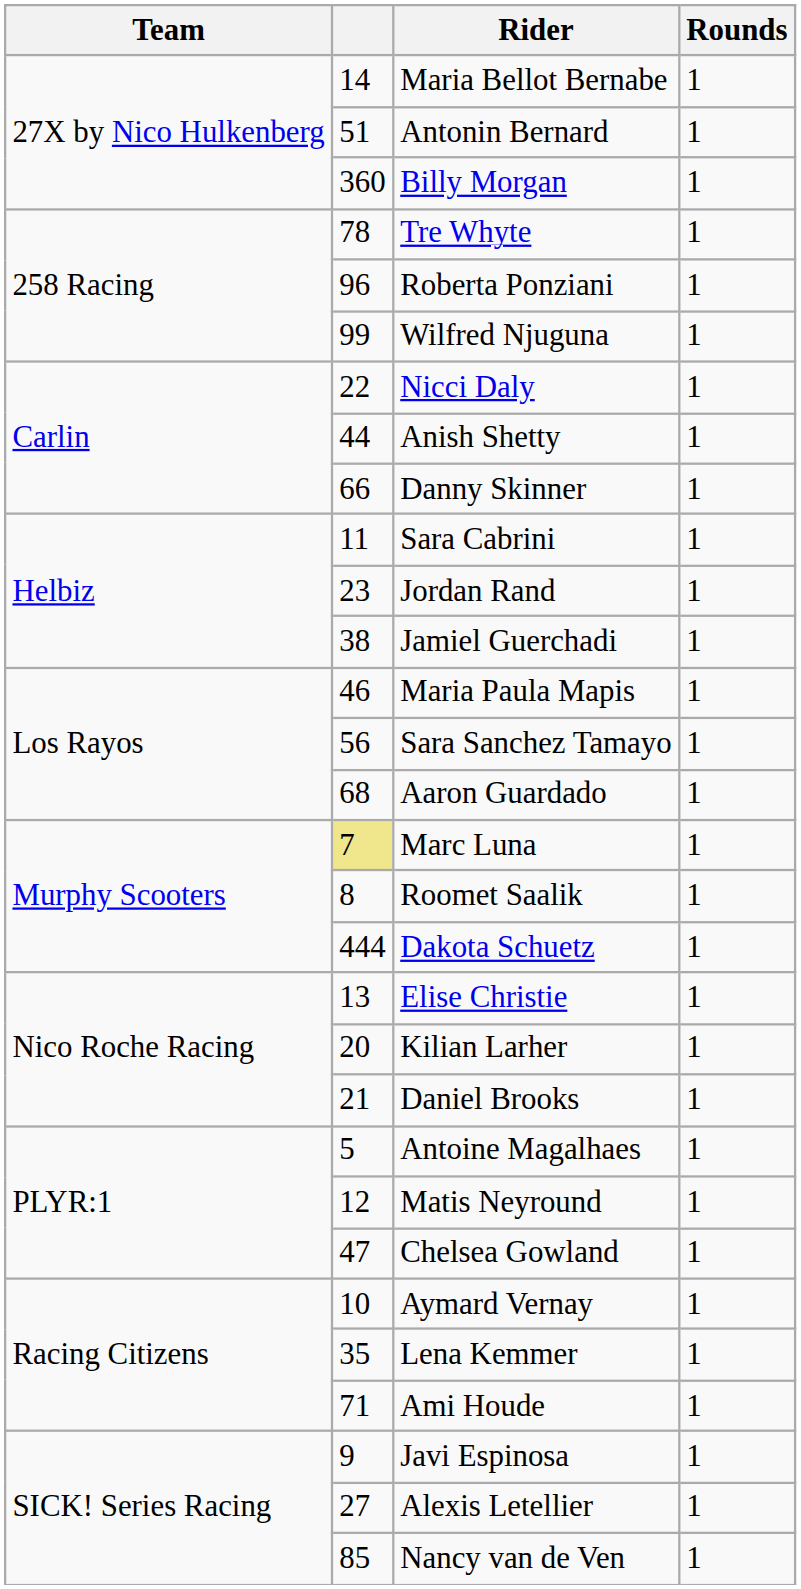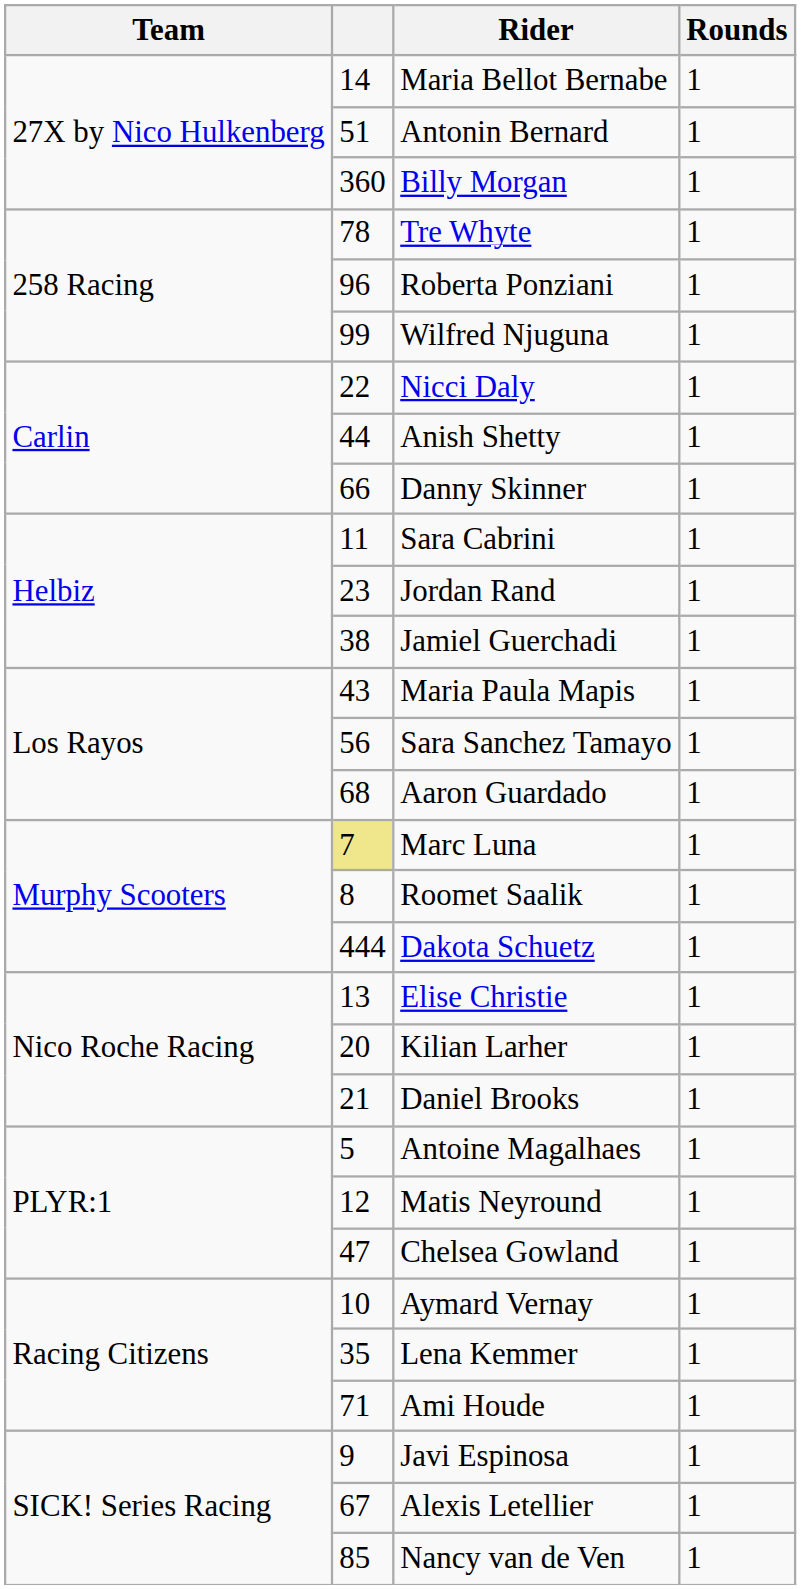(355, 691) 46 -> (355, 691) 43
(355, 1506) 27 -> (355, 1506) 67
